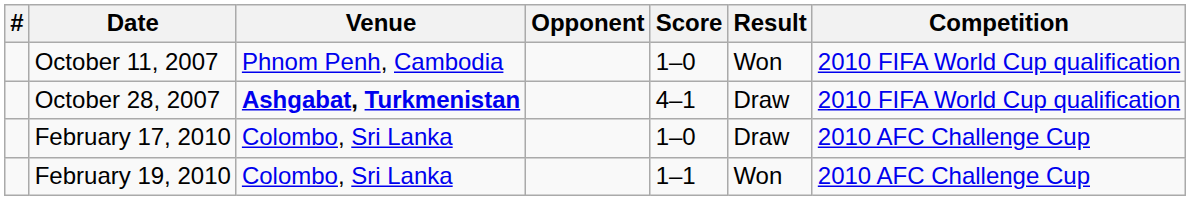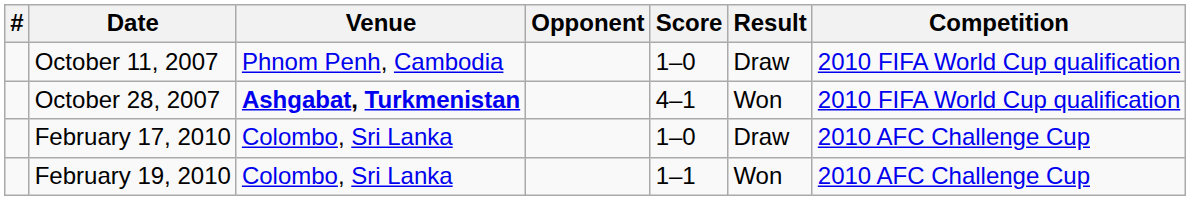(758, 61) Won -> (761, 61) Draw
(761, 99) Draw -> (758, 99) Won
